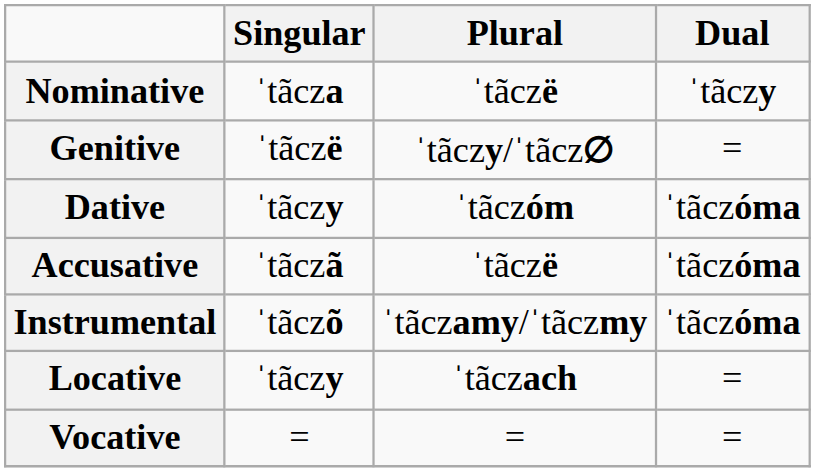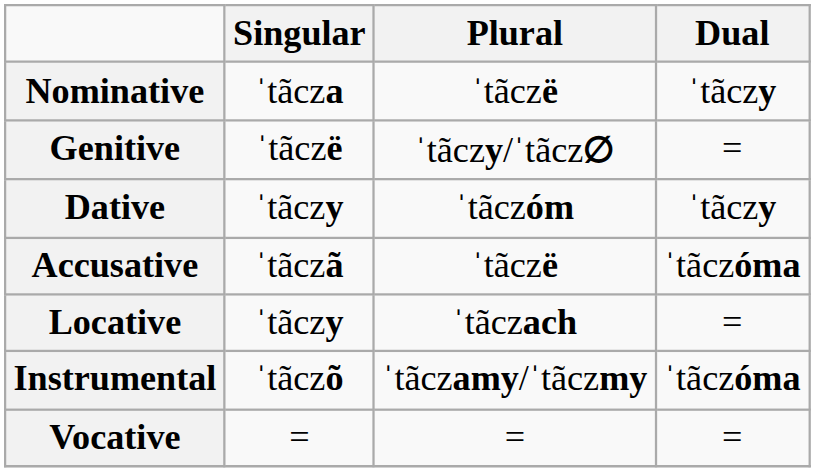(732, 207) ˈtãczóma -> (732, 207) ˈtãczy
rows swapped: (115, 322) <-> (115, 379)
